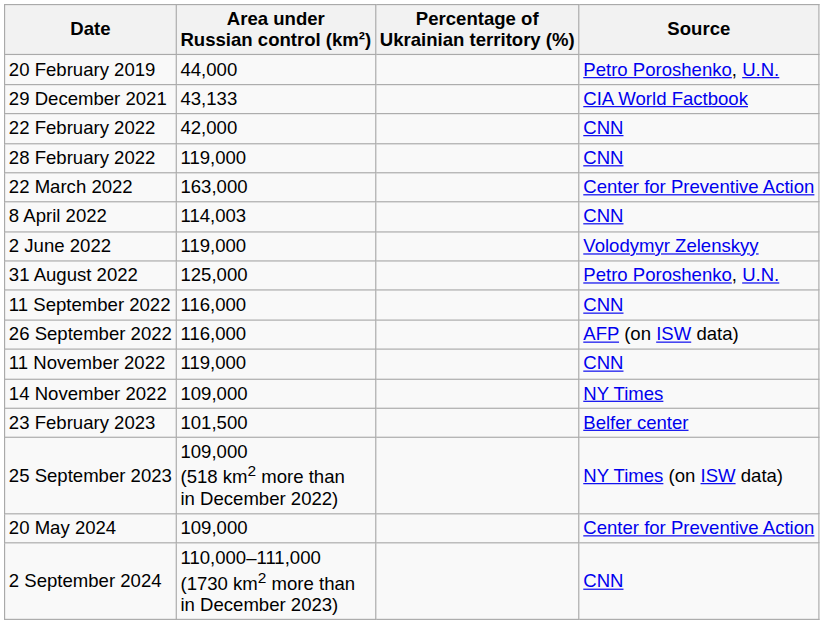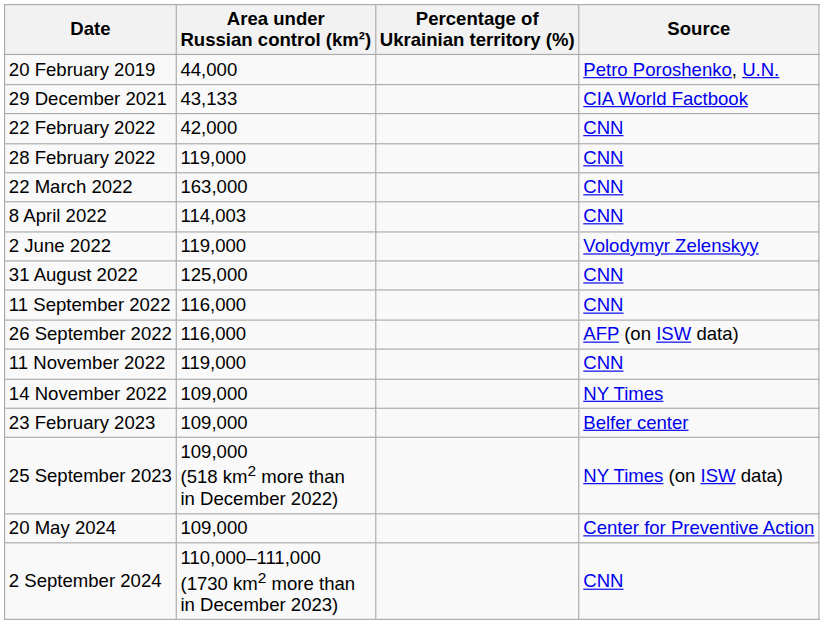(699, 187) Center for Preventive Action -> (603, 187) CNN
(681, 275) Petro Poroshenko, U.N. -> (603, 275) CNN
(214, 422) 101,500 -> (214, 422) 109,000
